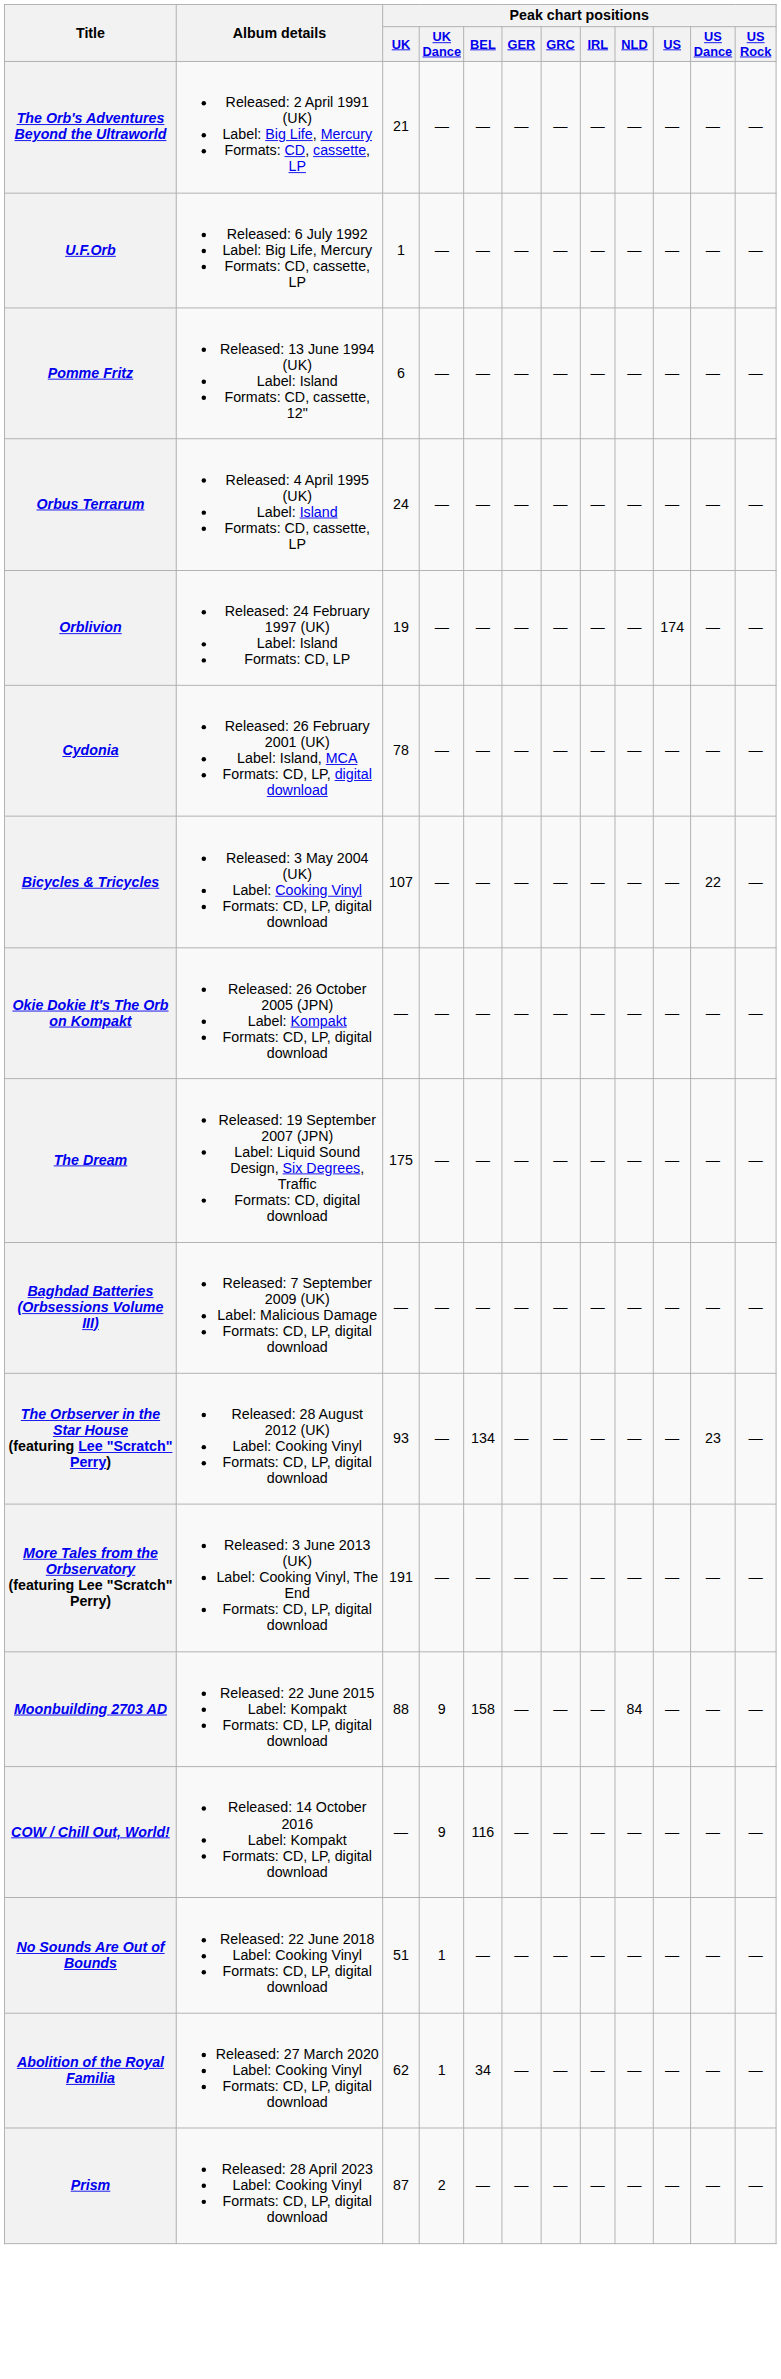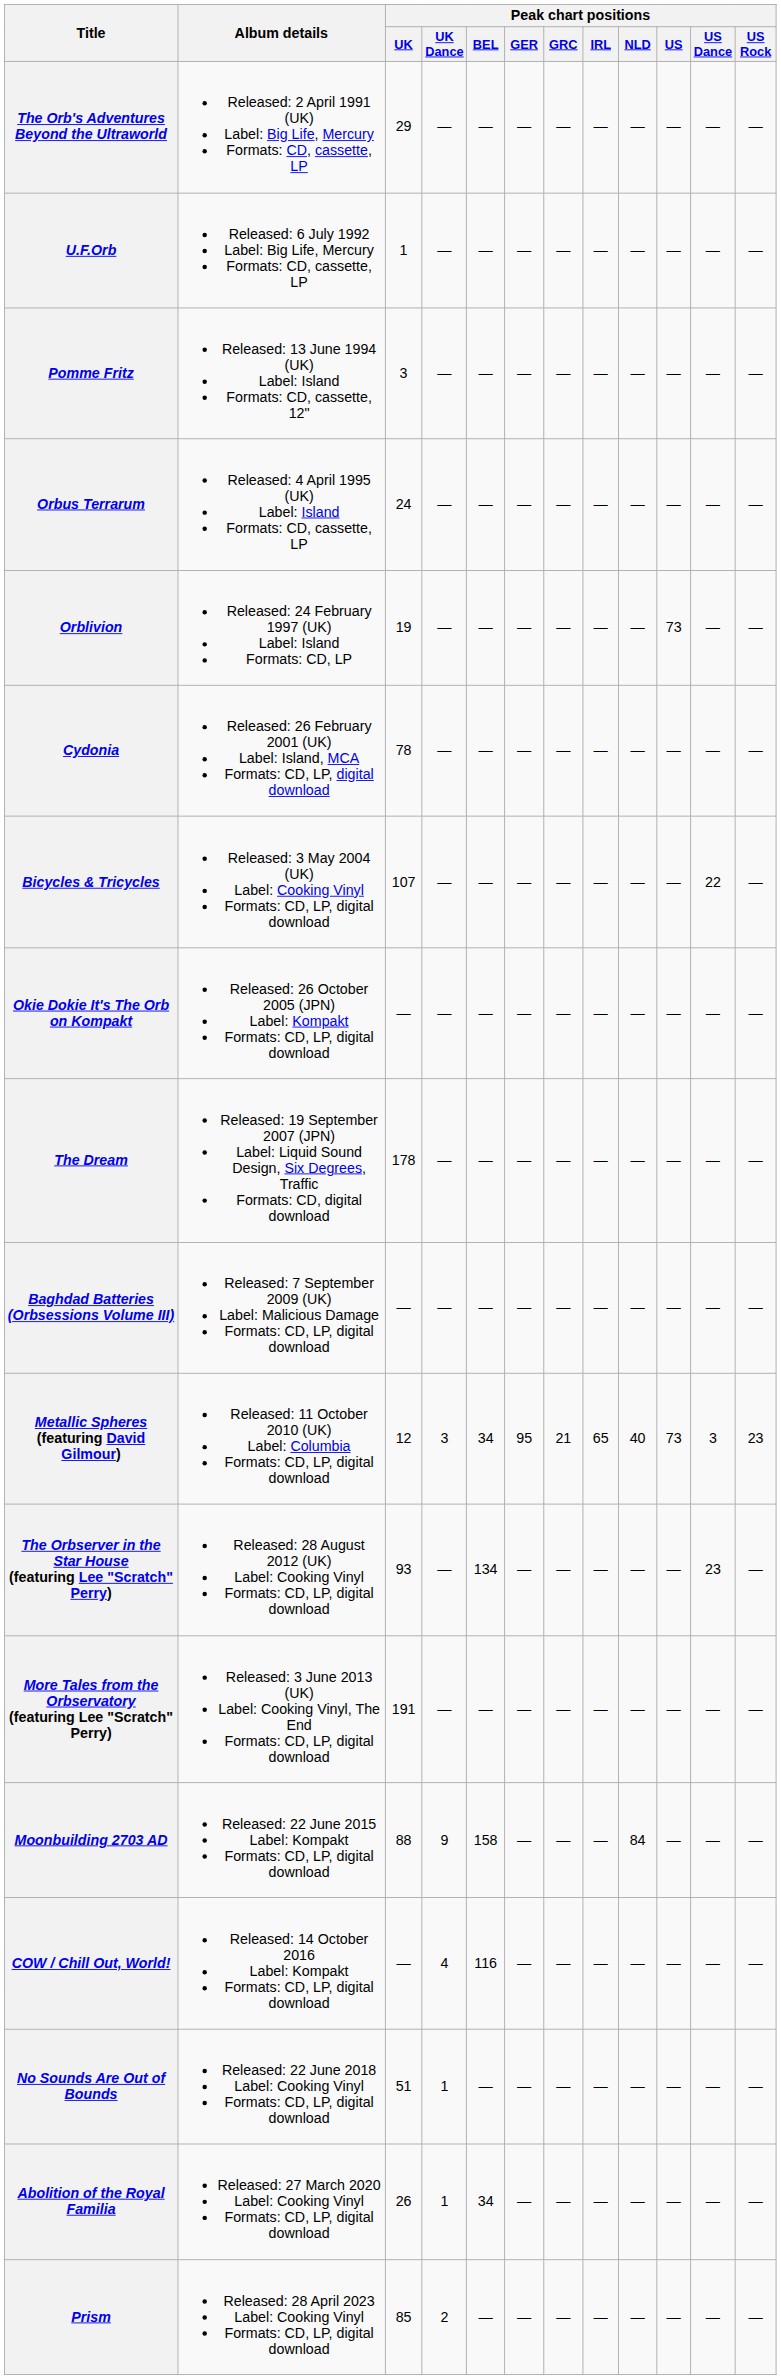(401, 127) 21 -> (404, 127) 29
(401, 373) 6 -> (404, 373) 3
(672, 627) 174 -> (674, 627) 73
(401, 1160) 175 -> (404, 1160) 178
+ row: (91, 1438)
(442, 1832) 9 -> (444, 1963) 4
(401, 2070) 62 -> (404, 2201) 26
(401, 2185) 87 -> (404, 2316) 85
